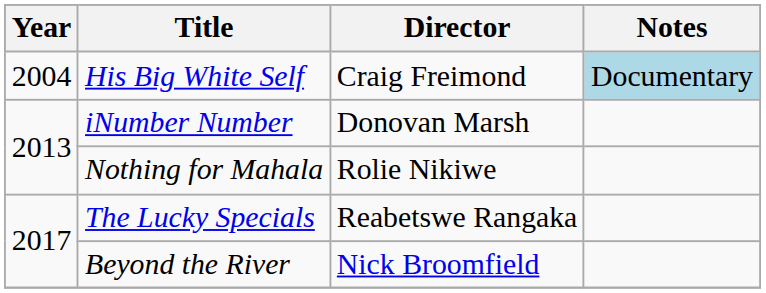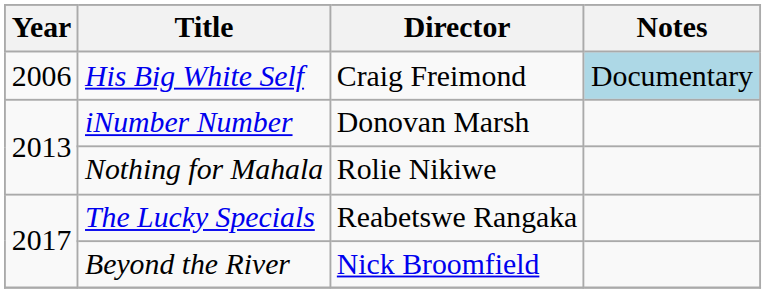(42, 75) 2004 -> (42, 75) 2006
